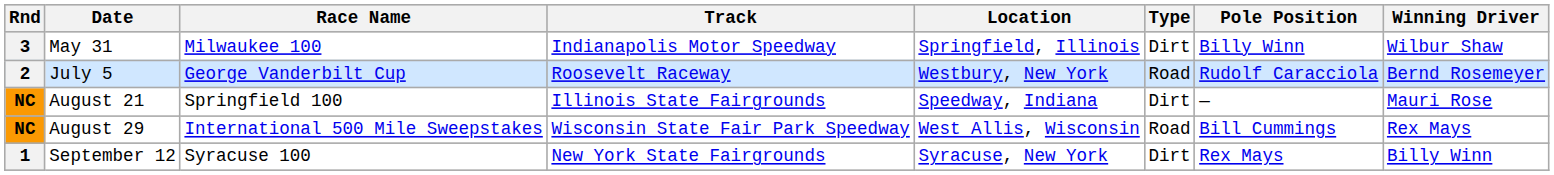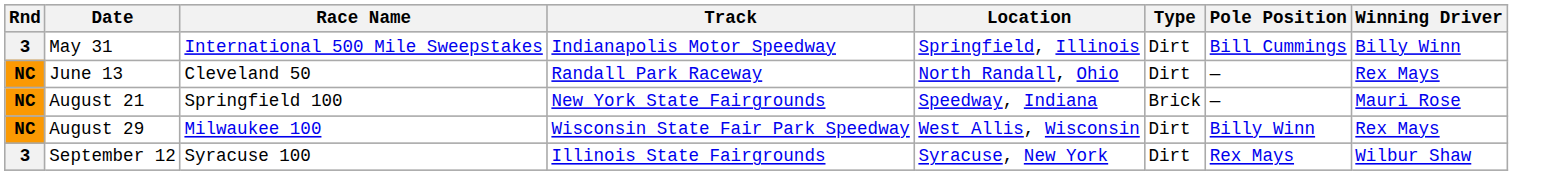(253, 46) Milwaukee 100 -> (364, 46) International 500 Mile Sweepstakes
(1252, 46) Billy Winn -> (1278, 46) Bill Cummings
(1445, 46) Wilbur Shaw -> (1408, 46) Billy Winn
+ row: (86, 74)
- row: (81, 74)
(688, 102) Illinois State Fairgrounds -> (688, 102) New York State Fairgrounds
(1169, 102) Dirt -> (1175, 102) Brick
(364, 129) International 500 Mile Sweepstakes -> (253, 129) Milwaukee 100
(1169, 129) Road -> (1169, 129) Dirt
(1268, 129) Bill Cummings -> (1262, 129) Billy Winn
(25, 157) 1 -> (25, 157) 3
(688, 157) New York State Fairgrounds -> (688, 157) Illinois State Fairgrounds
(1440, 157) Billy Winn -> (1413, 157) Wilbur Shaw
